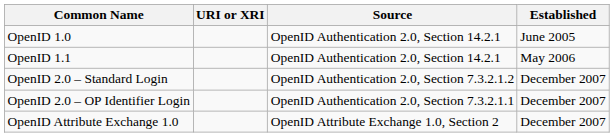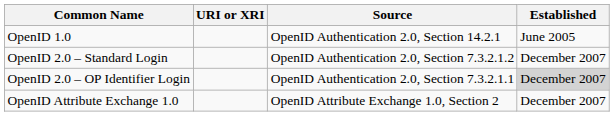- row: (39, 57)
(563, 100) no background -> (563, 79) lightgrey background
